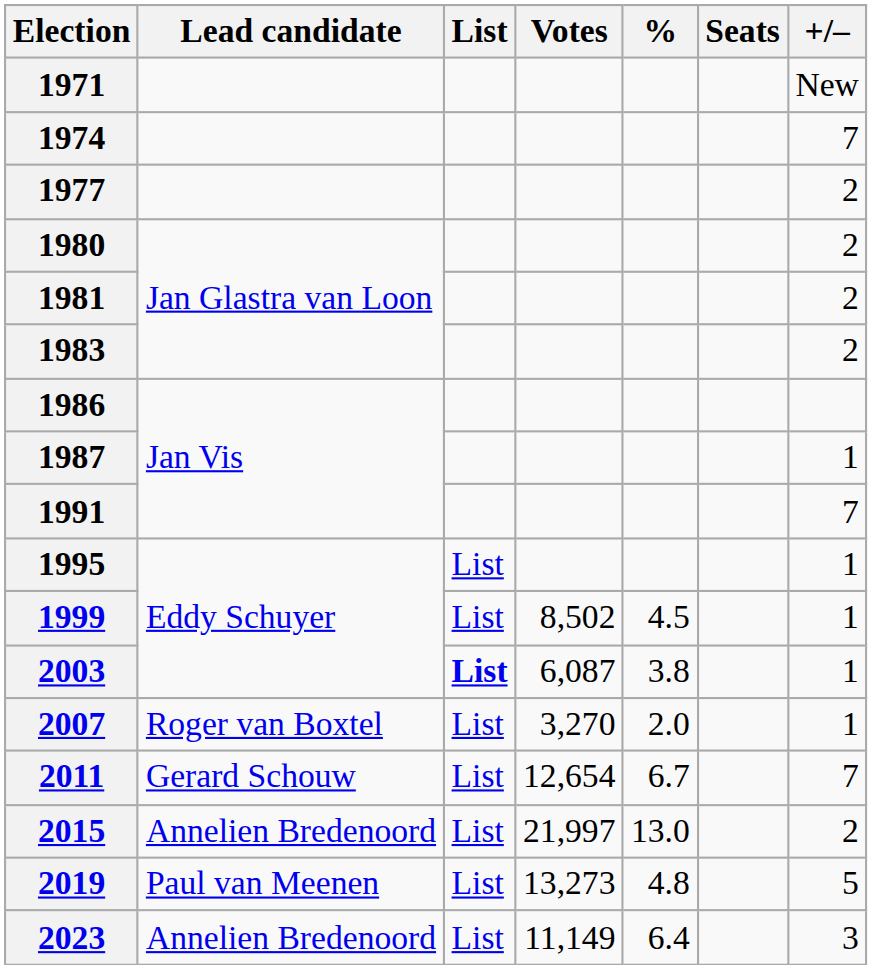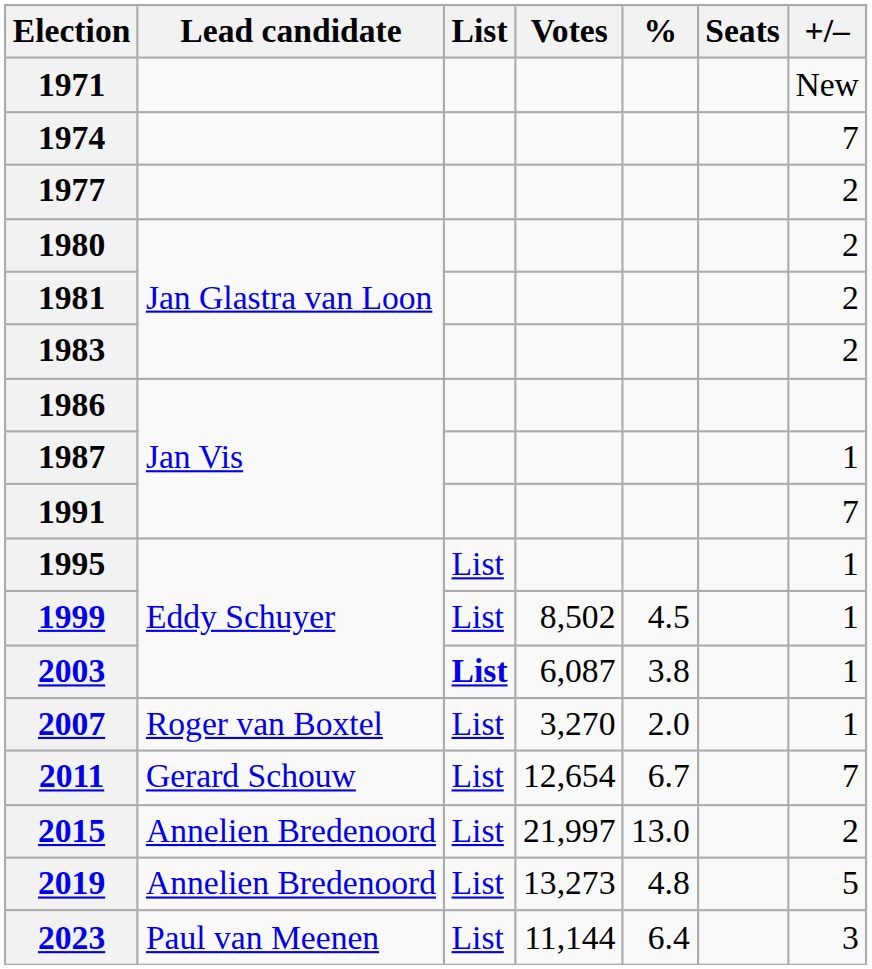(263, 883) Paul van Meenen -> (291, 883) Annelien Bredenoord
(291, 937) Annelien Bredenoord -> (263, 937) Paul van Meenen
(570, 937) 11,149 -> (570, 937) 11,144
